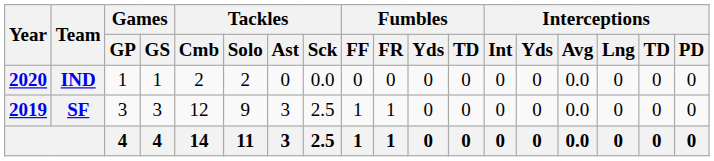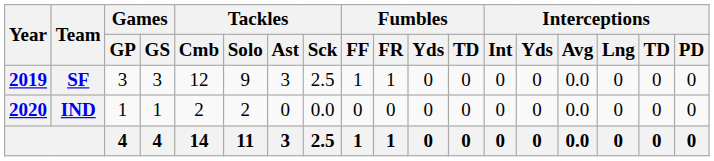rows swapped: (78, 110) <-> (78, 79)
